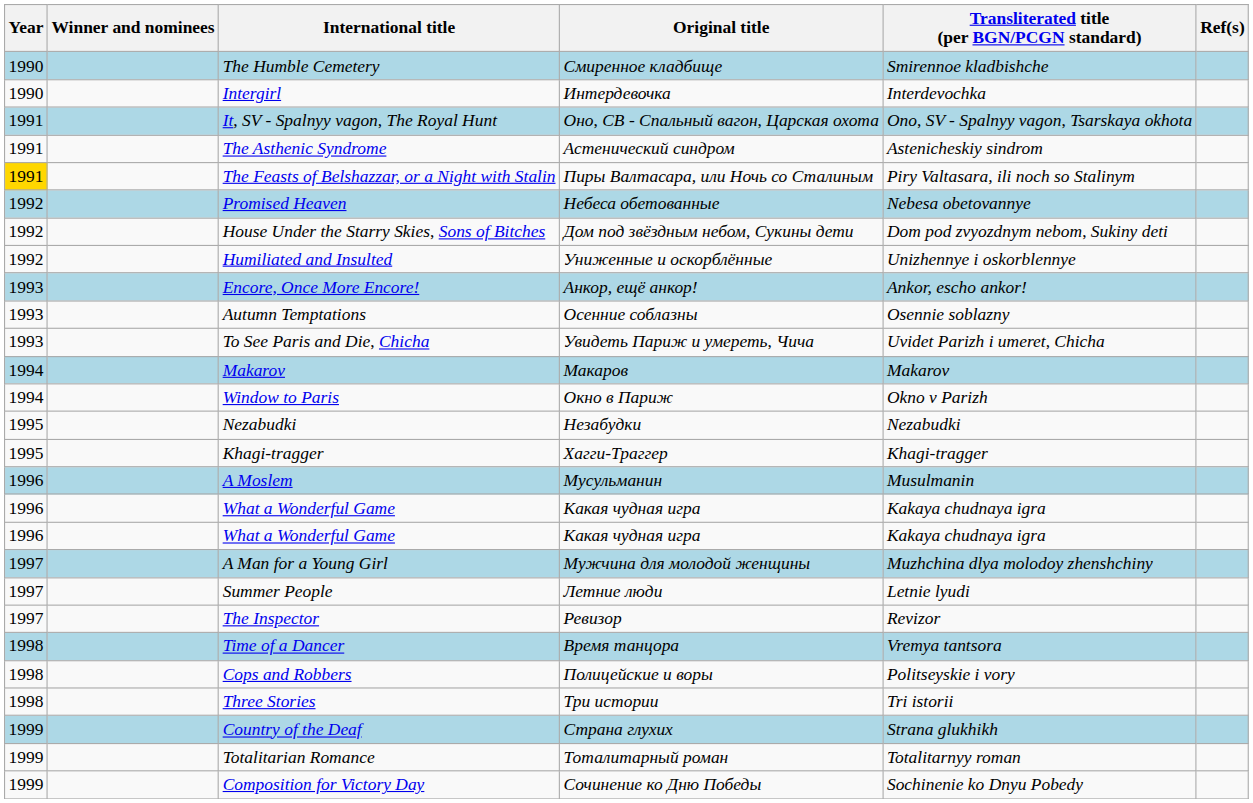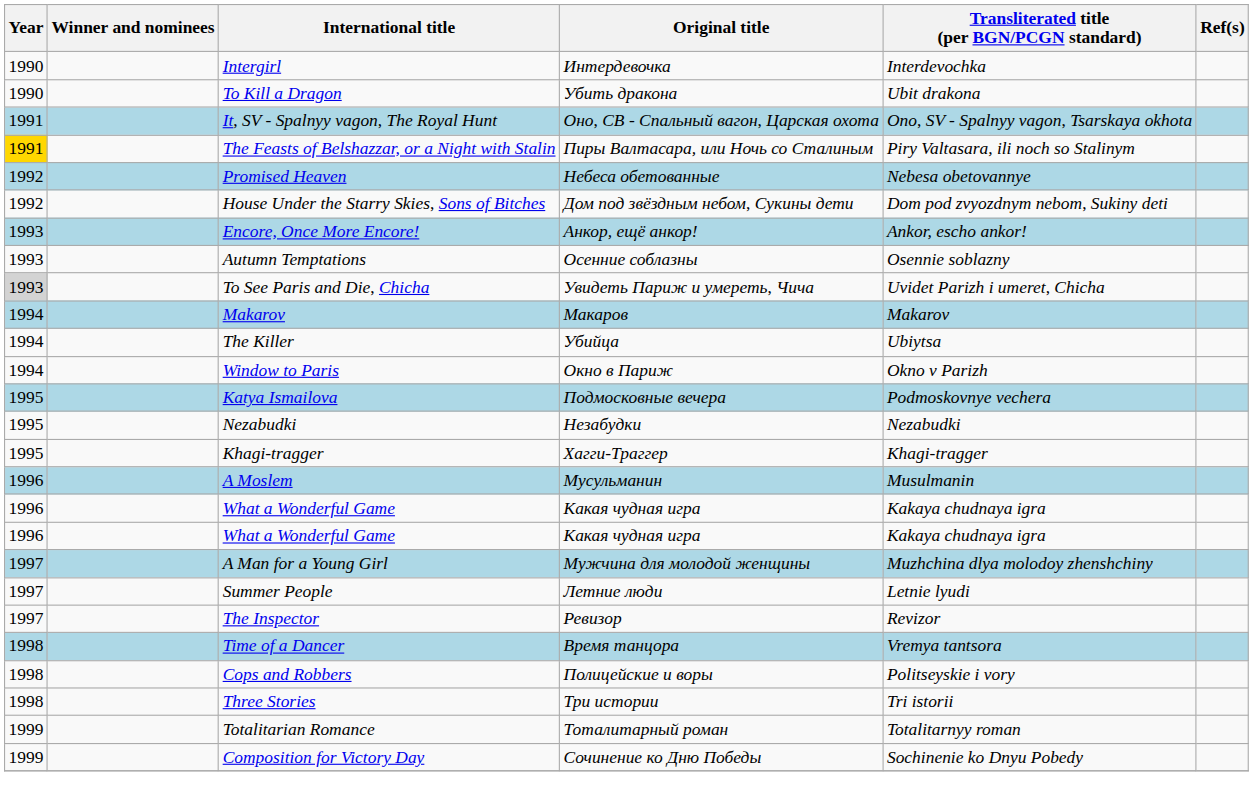- row: (301, 65)
+ row: (282, 93)
- row: (305, 148)
- row: (307, 259)
(26, 342) no background -> (26, 286) lightgrey background
+ row: (258, 342)
+ row: (280, 397)
- row: (292, 729)
